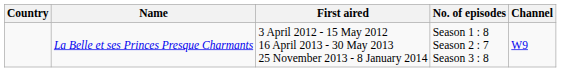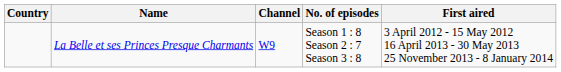columns swapped: (532, 13) <-> (343, 13)
